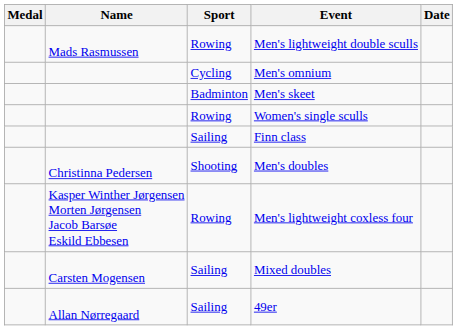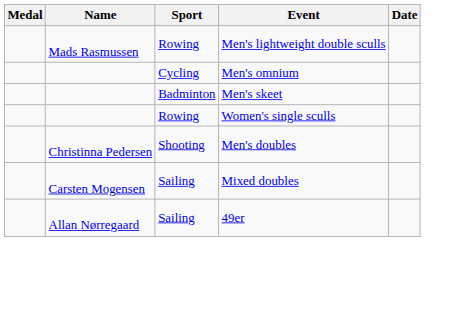- row: (280, 137)
- row: (333, 218)
